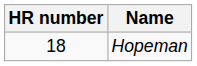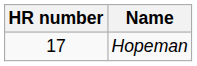(56, 46) 18 -> (56, 46) 17
